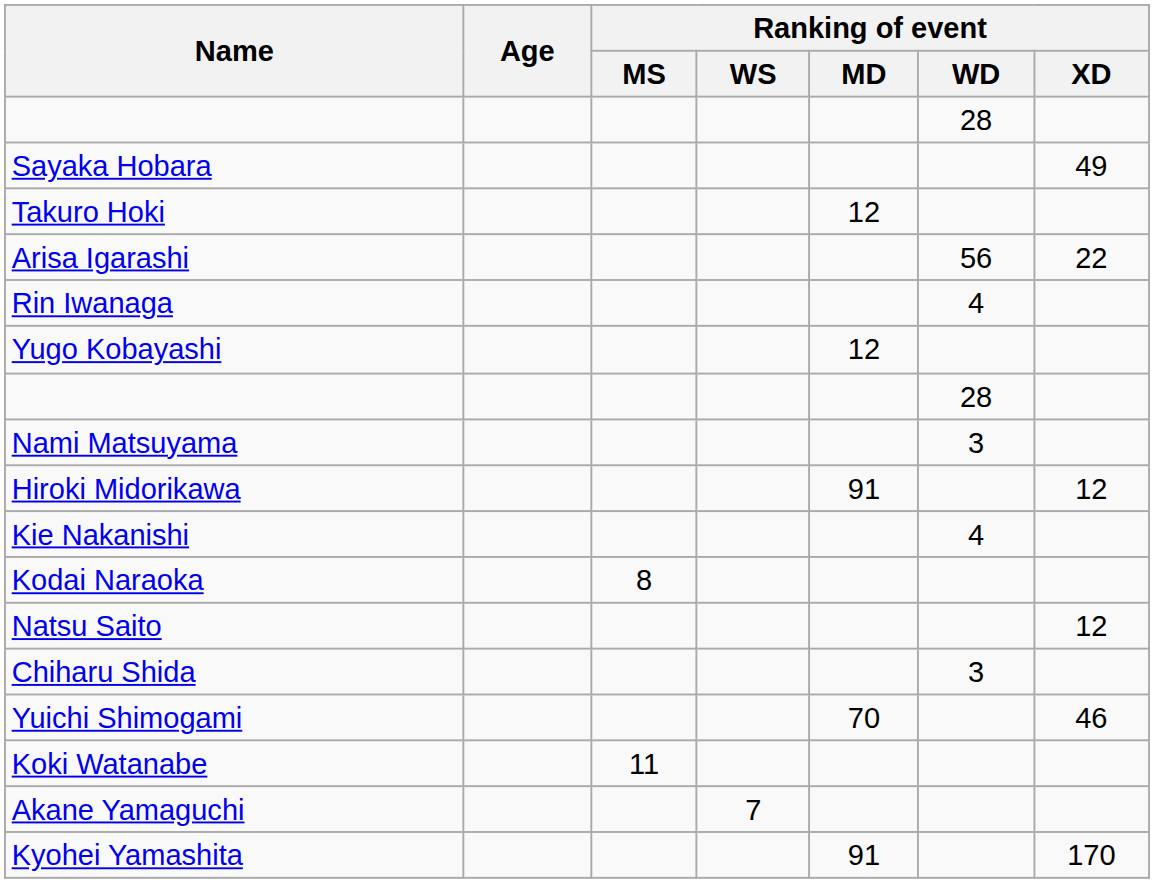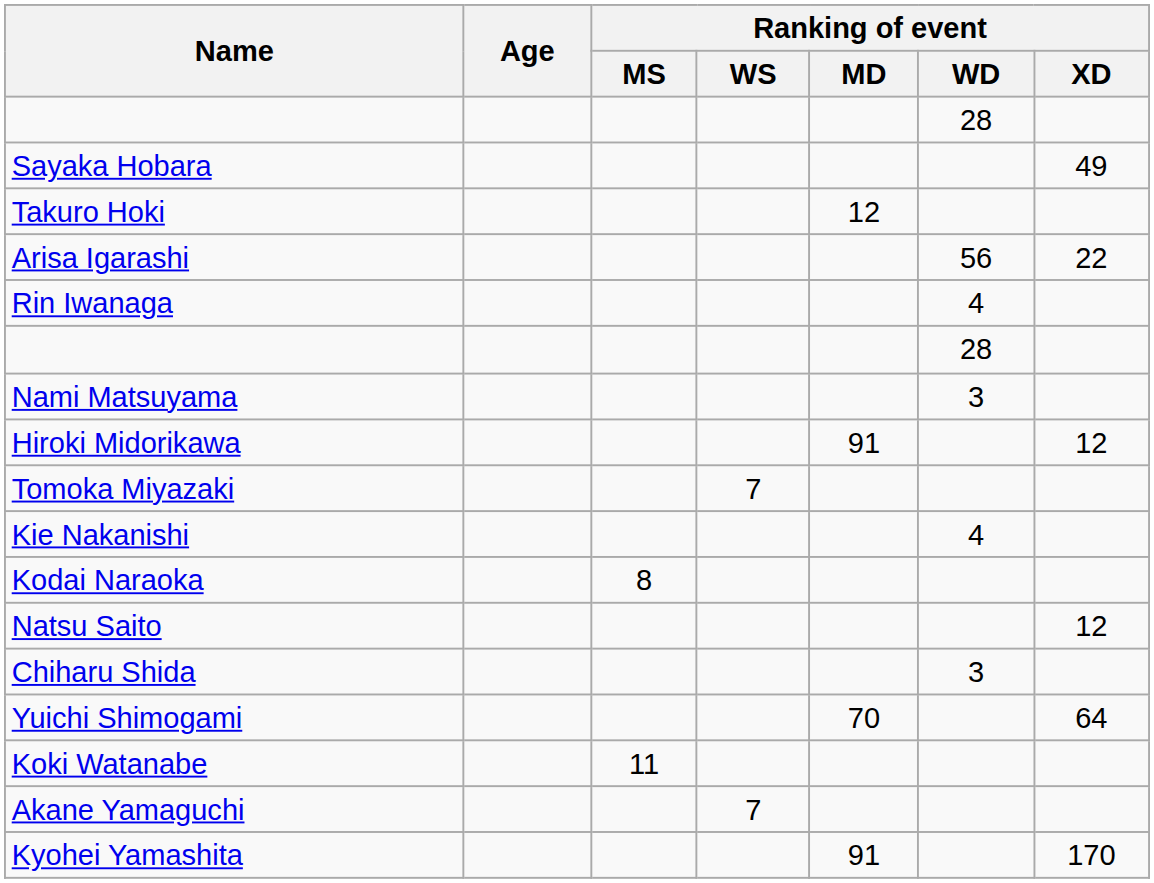- row: (117, 350)
+ row: (123, 488)
(1091, 718) 46 -> (1091, 718) 64
